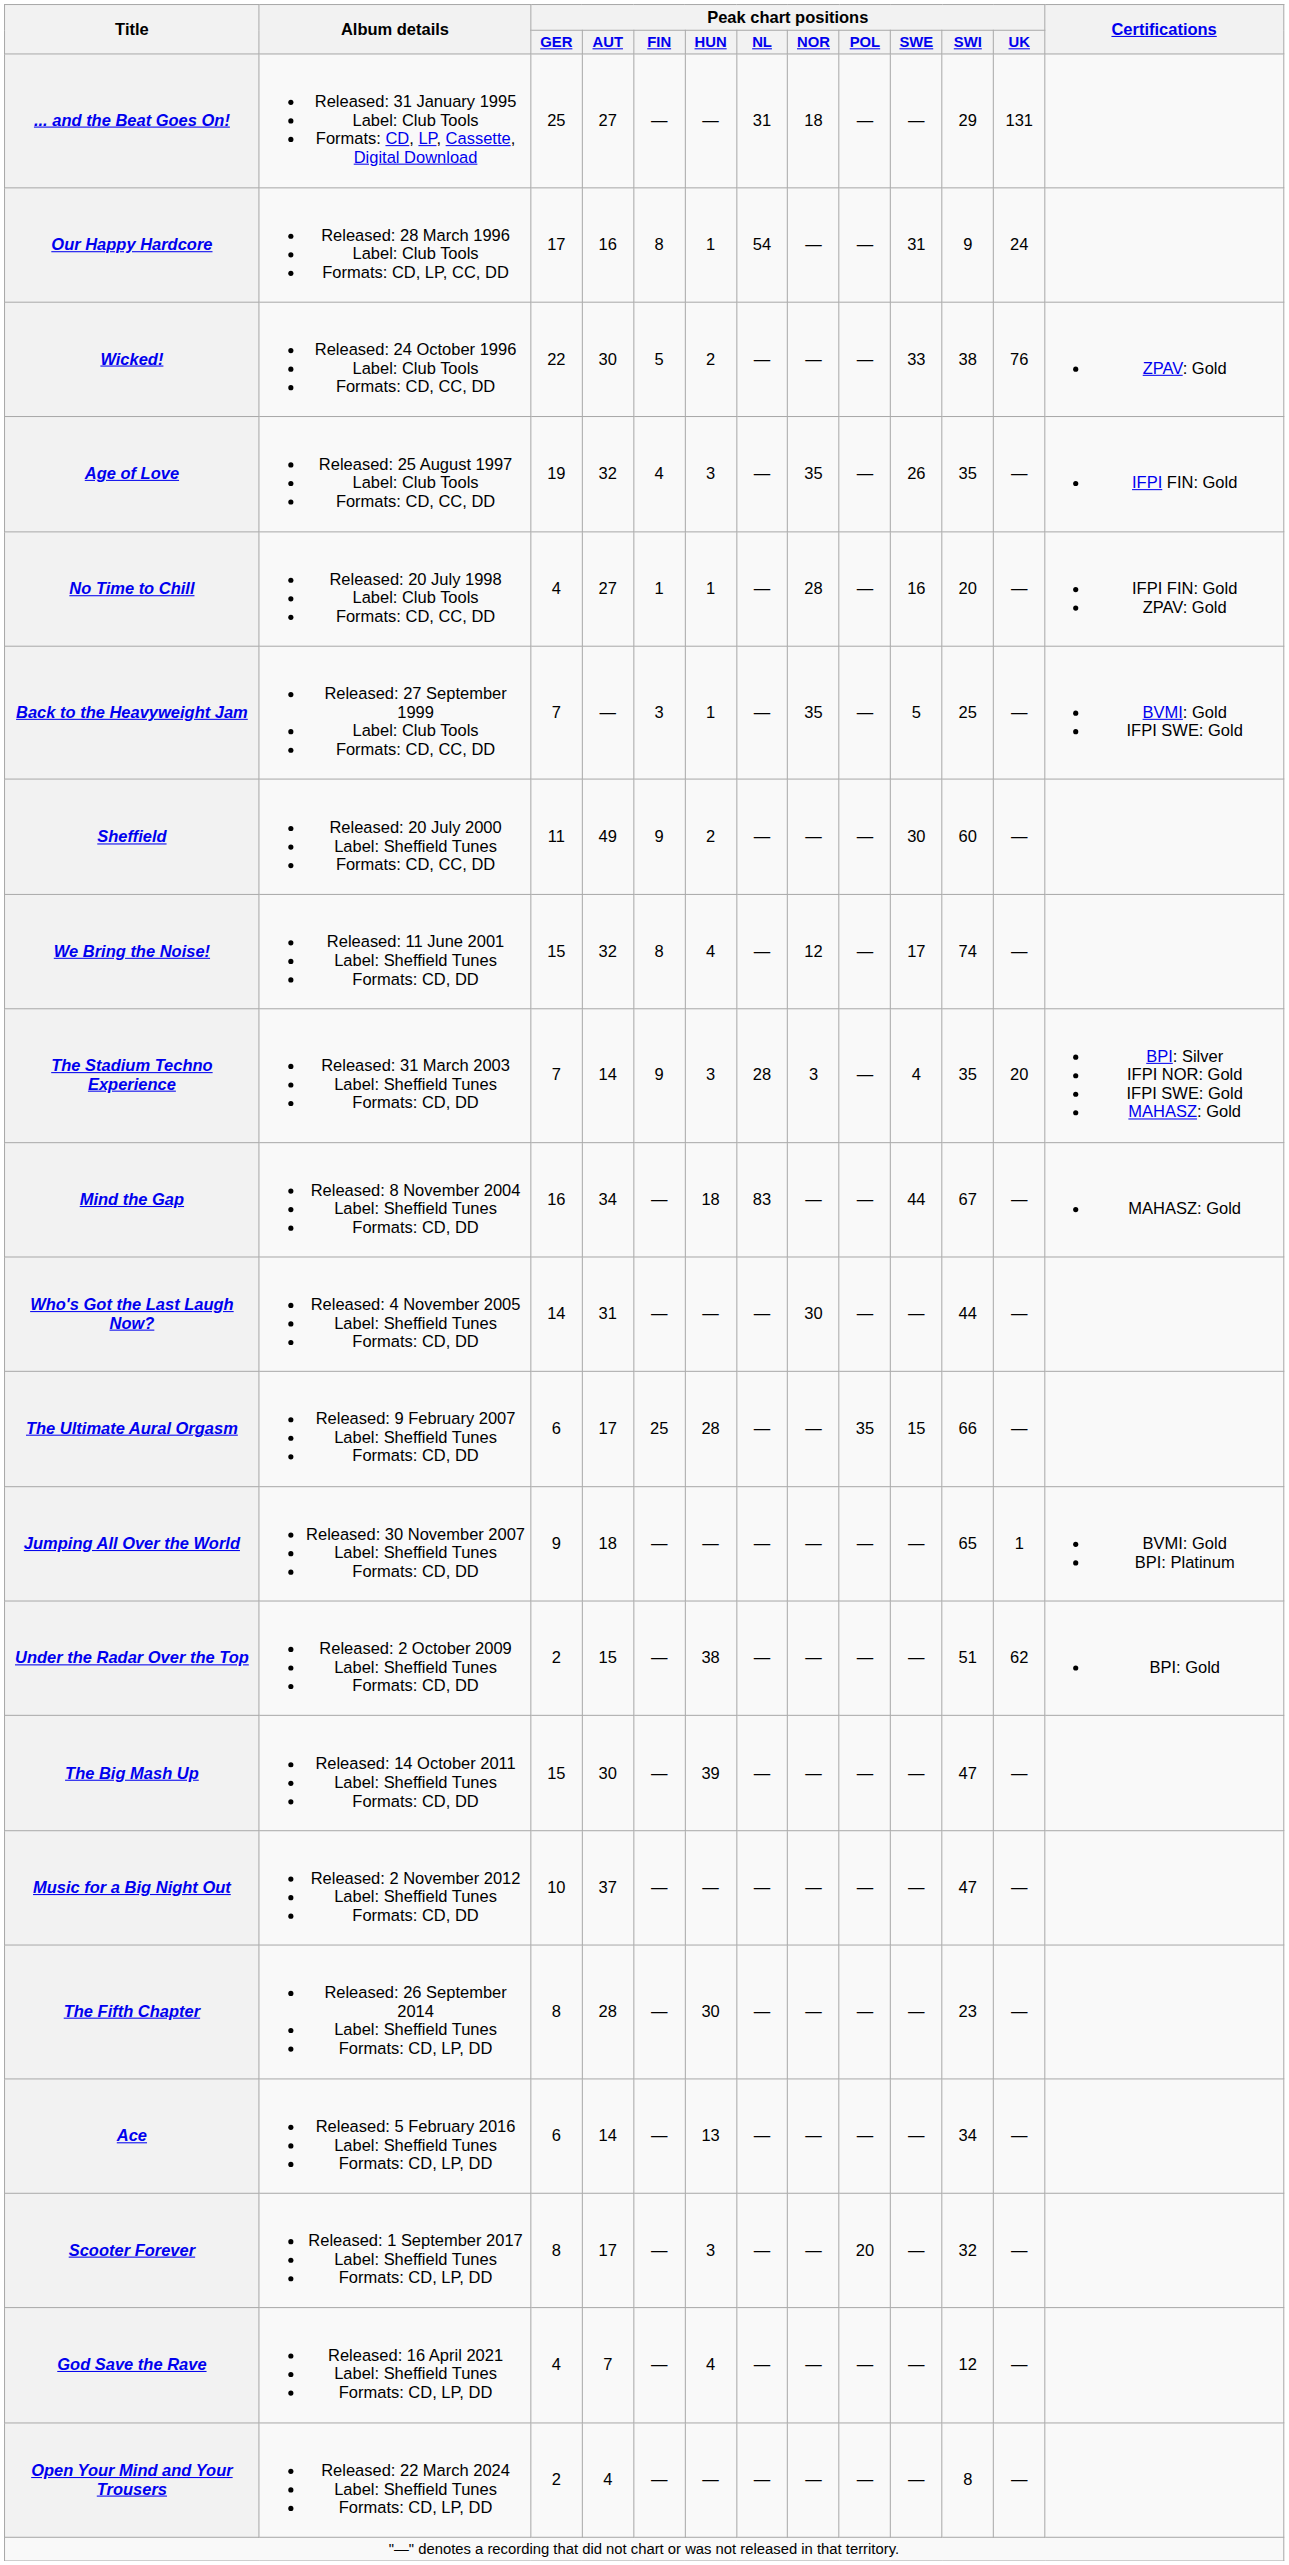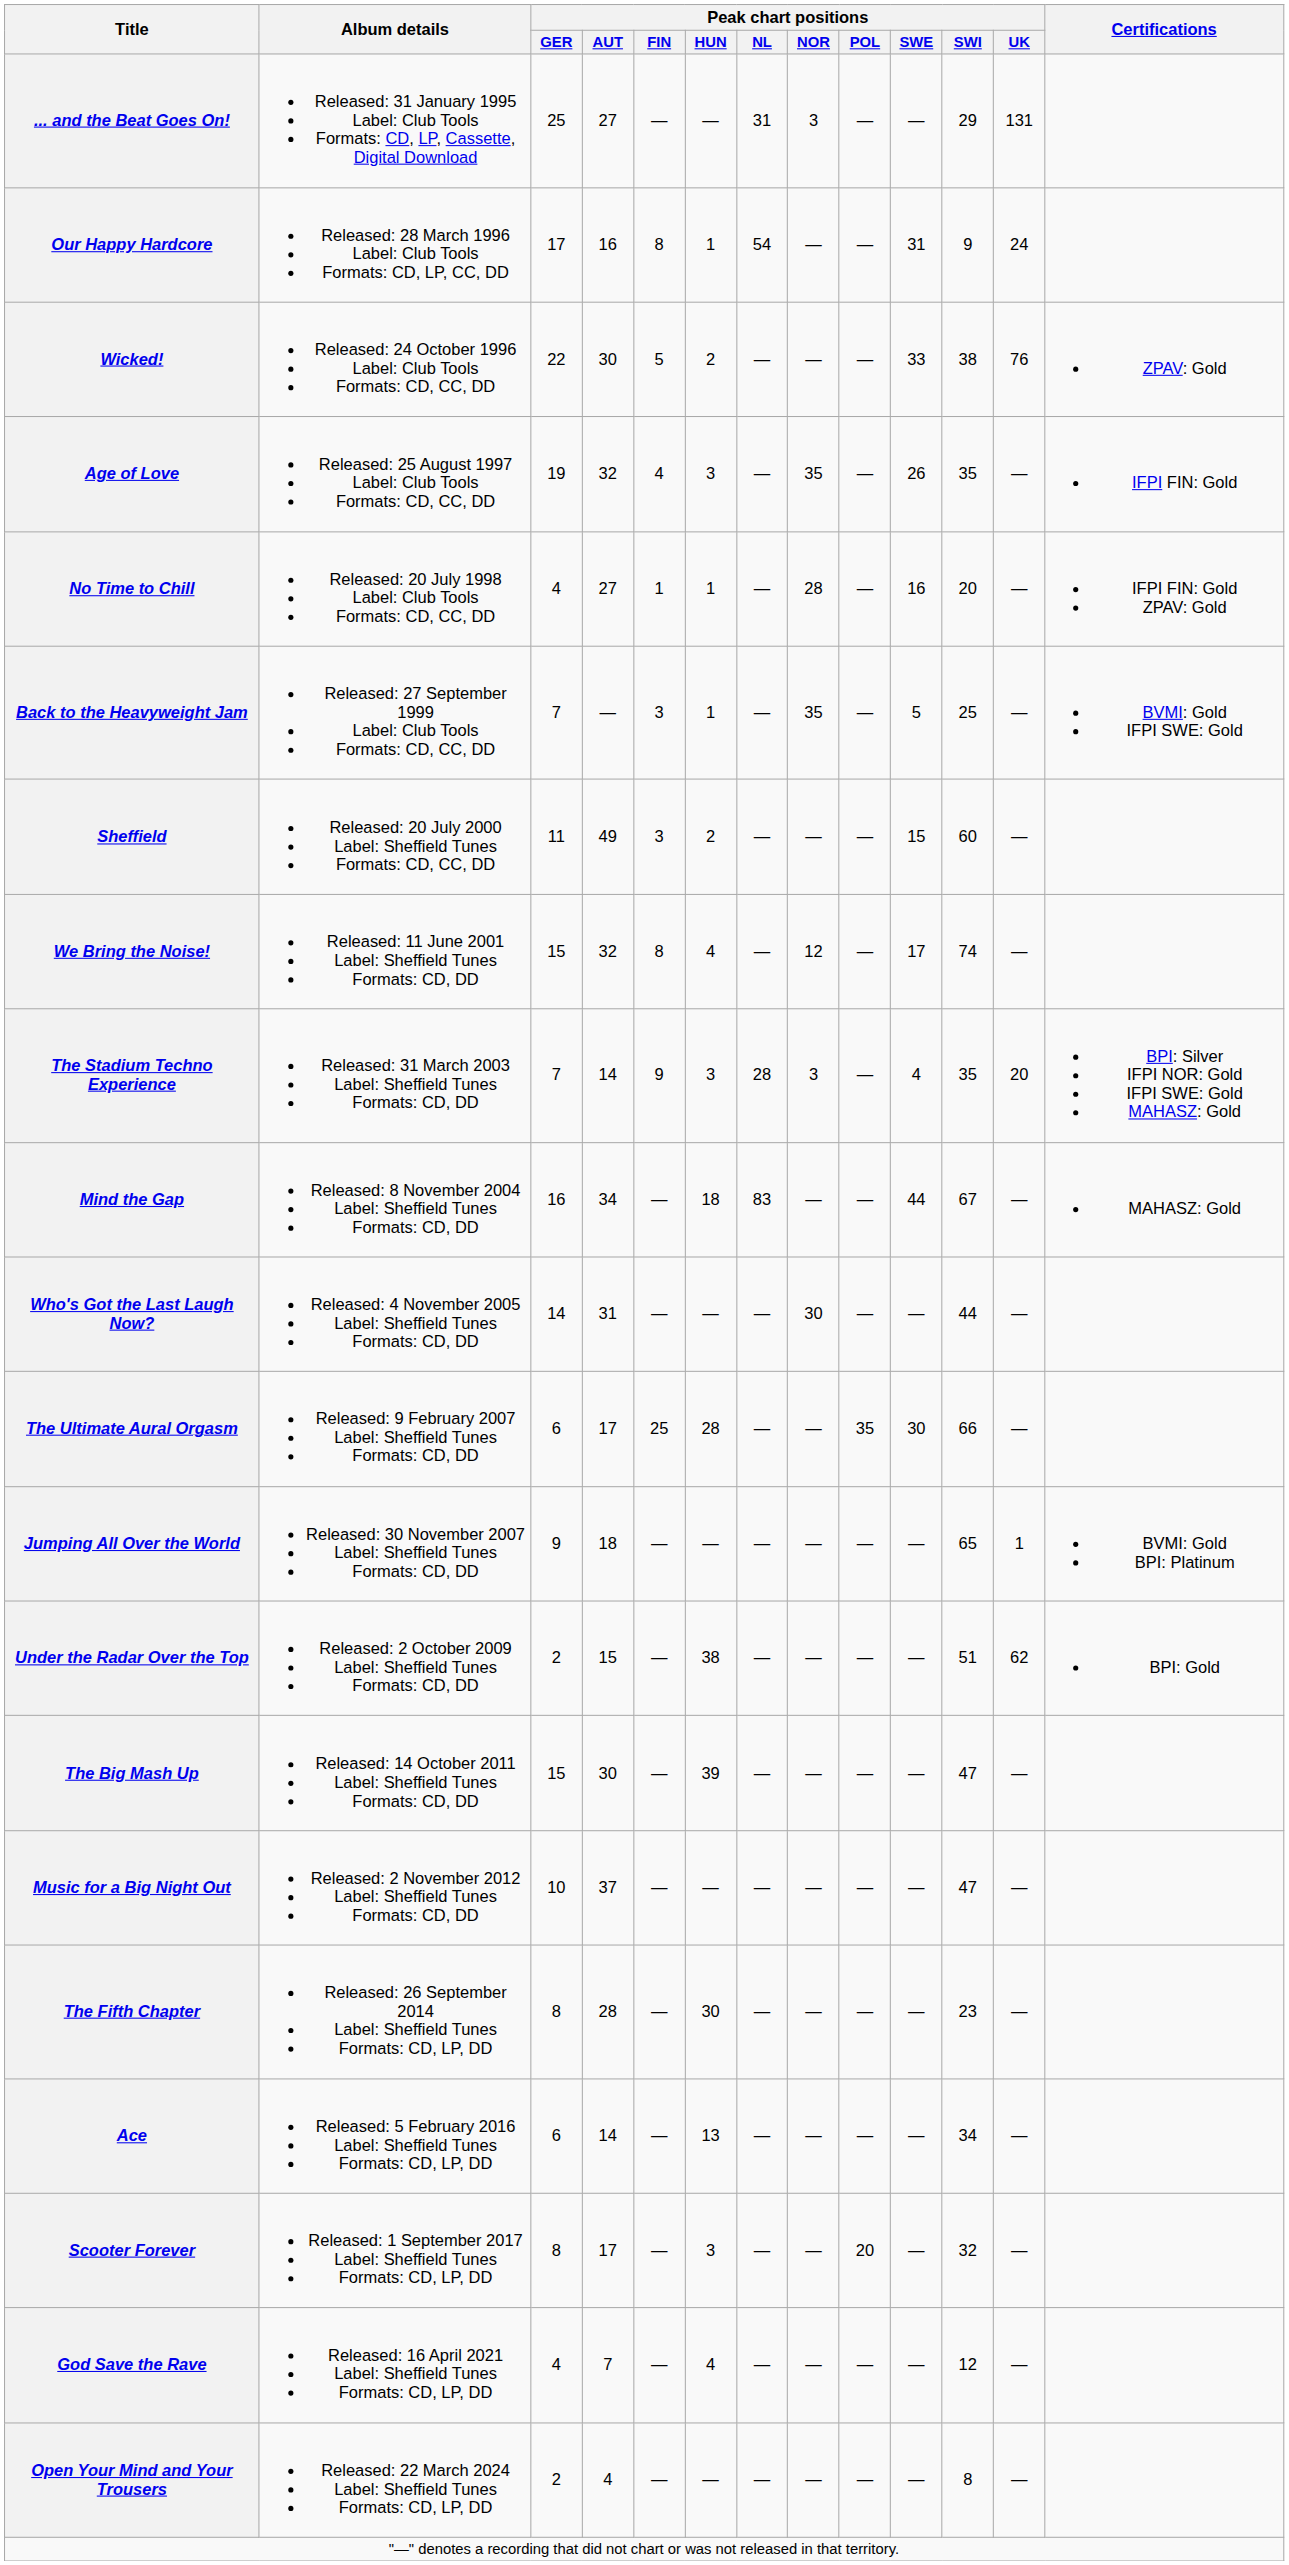(813, 120) 18 -> (813, 120) 3
(659, 836) 9 -> (659, 836) 3
(916, 836) 30 -> (916, 836) 15
(916, 1428) 15 -> (916, 1428) 30
